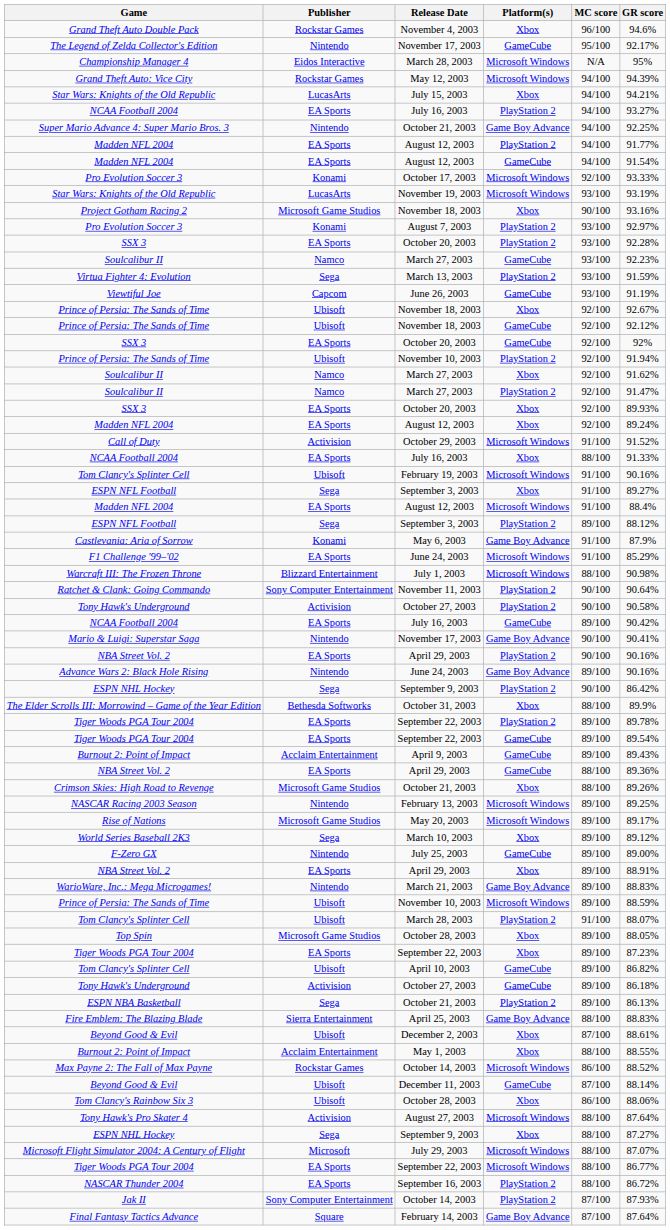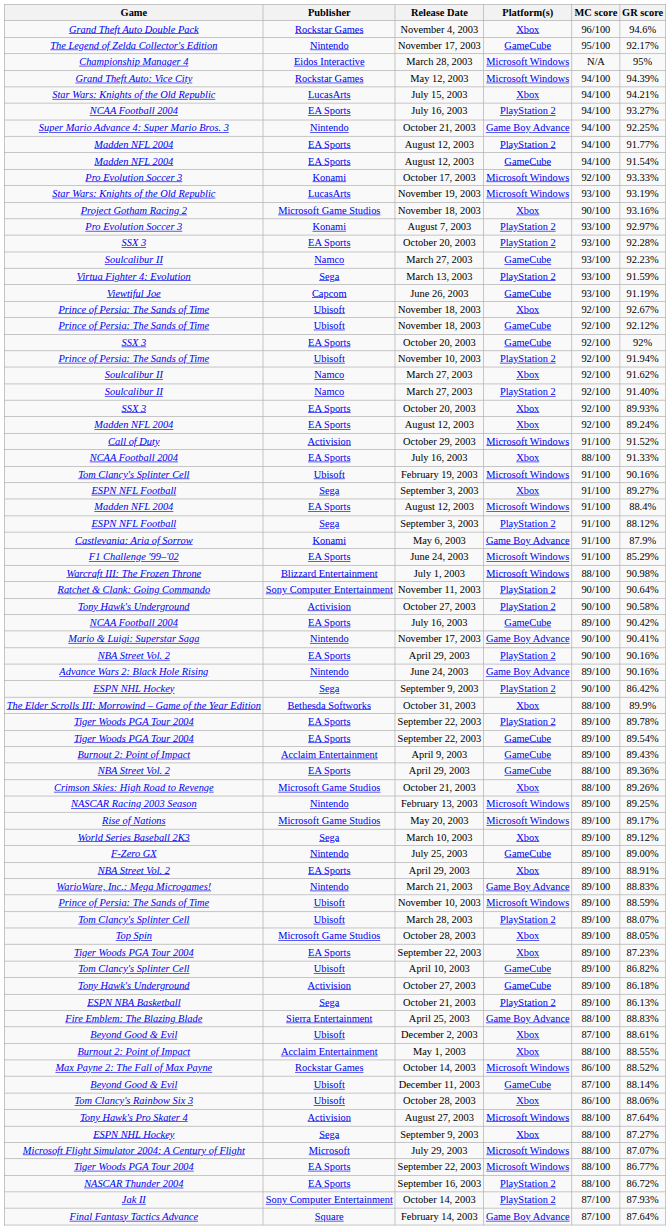(643, 392) 91.47% -> (643, 392) 91.40%
(596, 524) 89/100 -> (596, 524) 91/100
(596, 919) 91/100 -> (596, 919) 89/100
